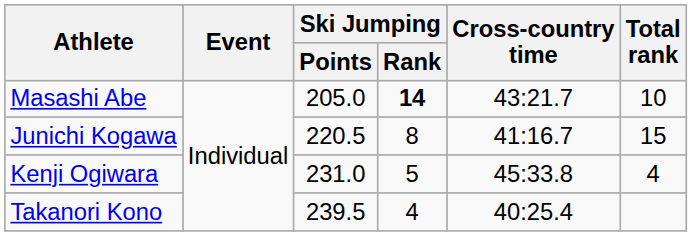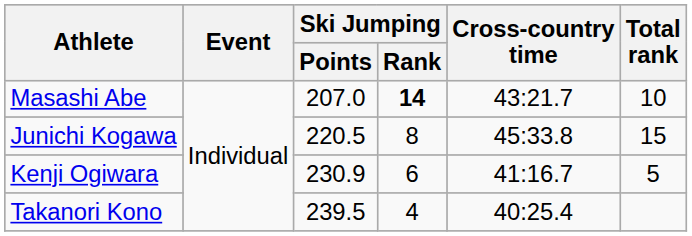(336, 99) 205.0 -> (336, 99) 207.0
(533, 137) 41:16.7 -> (533, 137) 45:33.8
(336, 174) 231.0 -> (336, 174) 230.9
(412, 174) 5 -> (412, 174) 6
(533, 174) 45:33.8 -> (533, 174) 41:16.7
(653, 174) 4 -> (653, 174) 5
